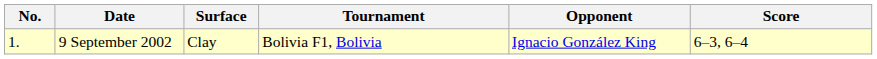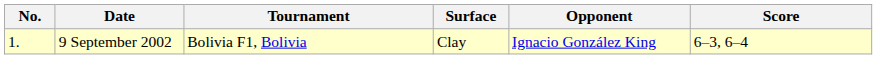columns swapped: (384, 16) <-> (221, 16)
